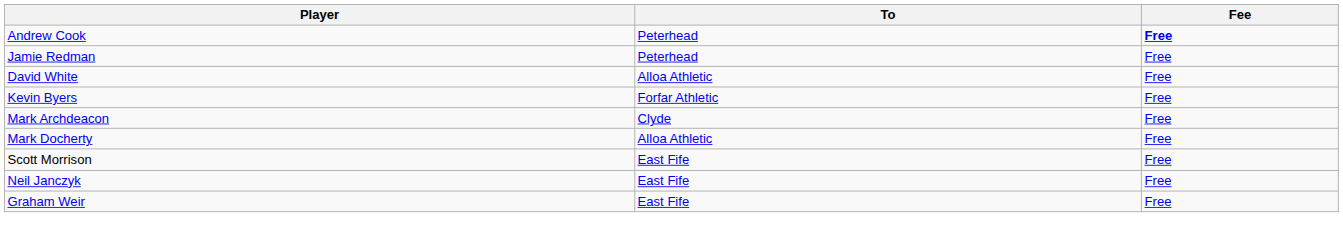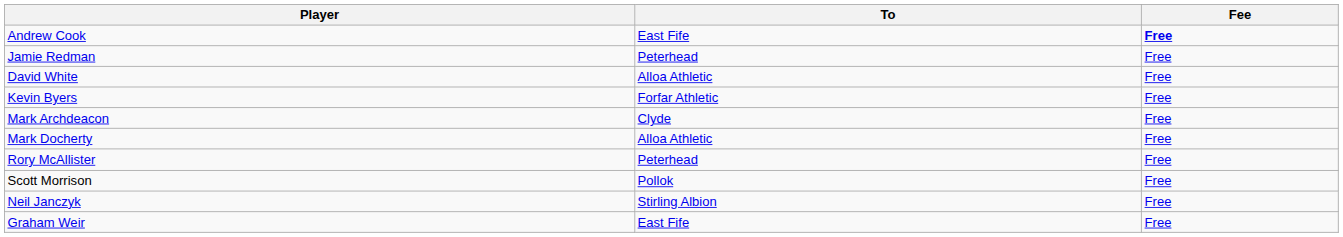(668, 36) Peterhead -> (663, 36) East Fife
+ row: (51, 160)
(663, 160) East Fife -> (655, 181) Pollok
(663, 181) East Fife -> (677, 201) Stirling Albion
